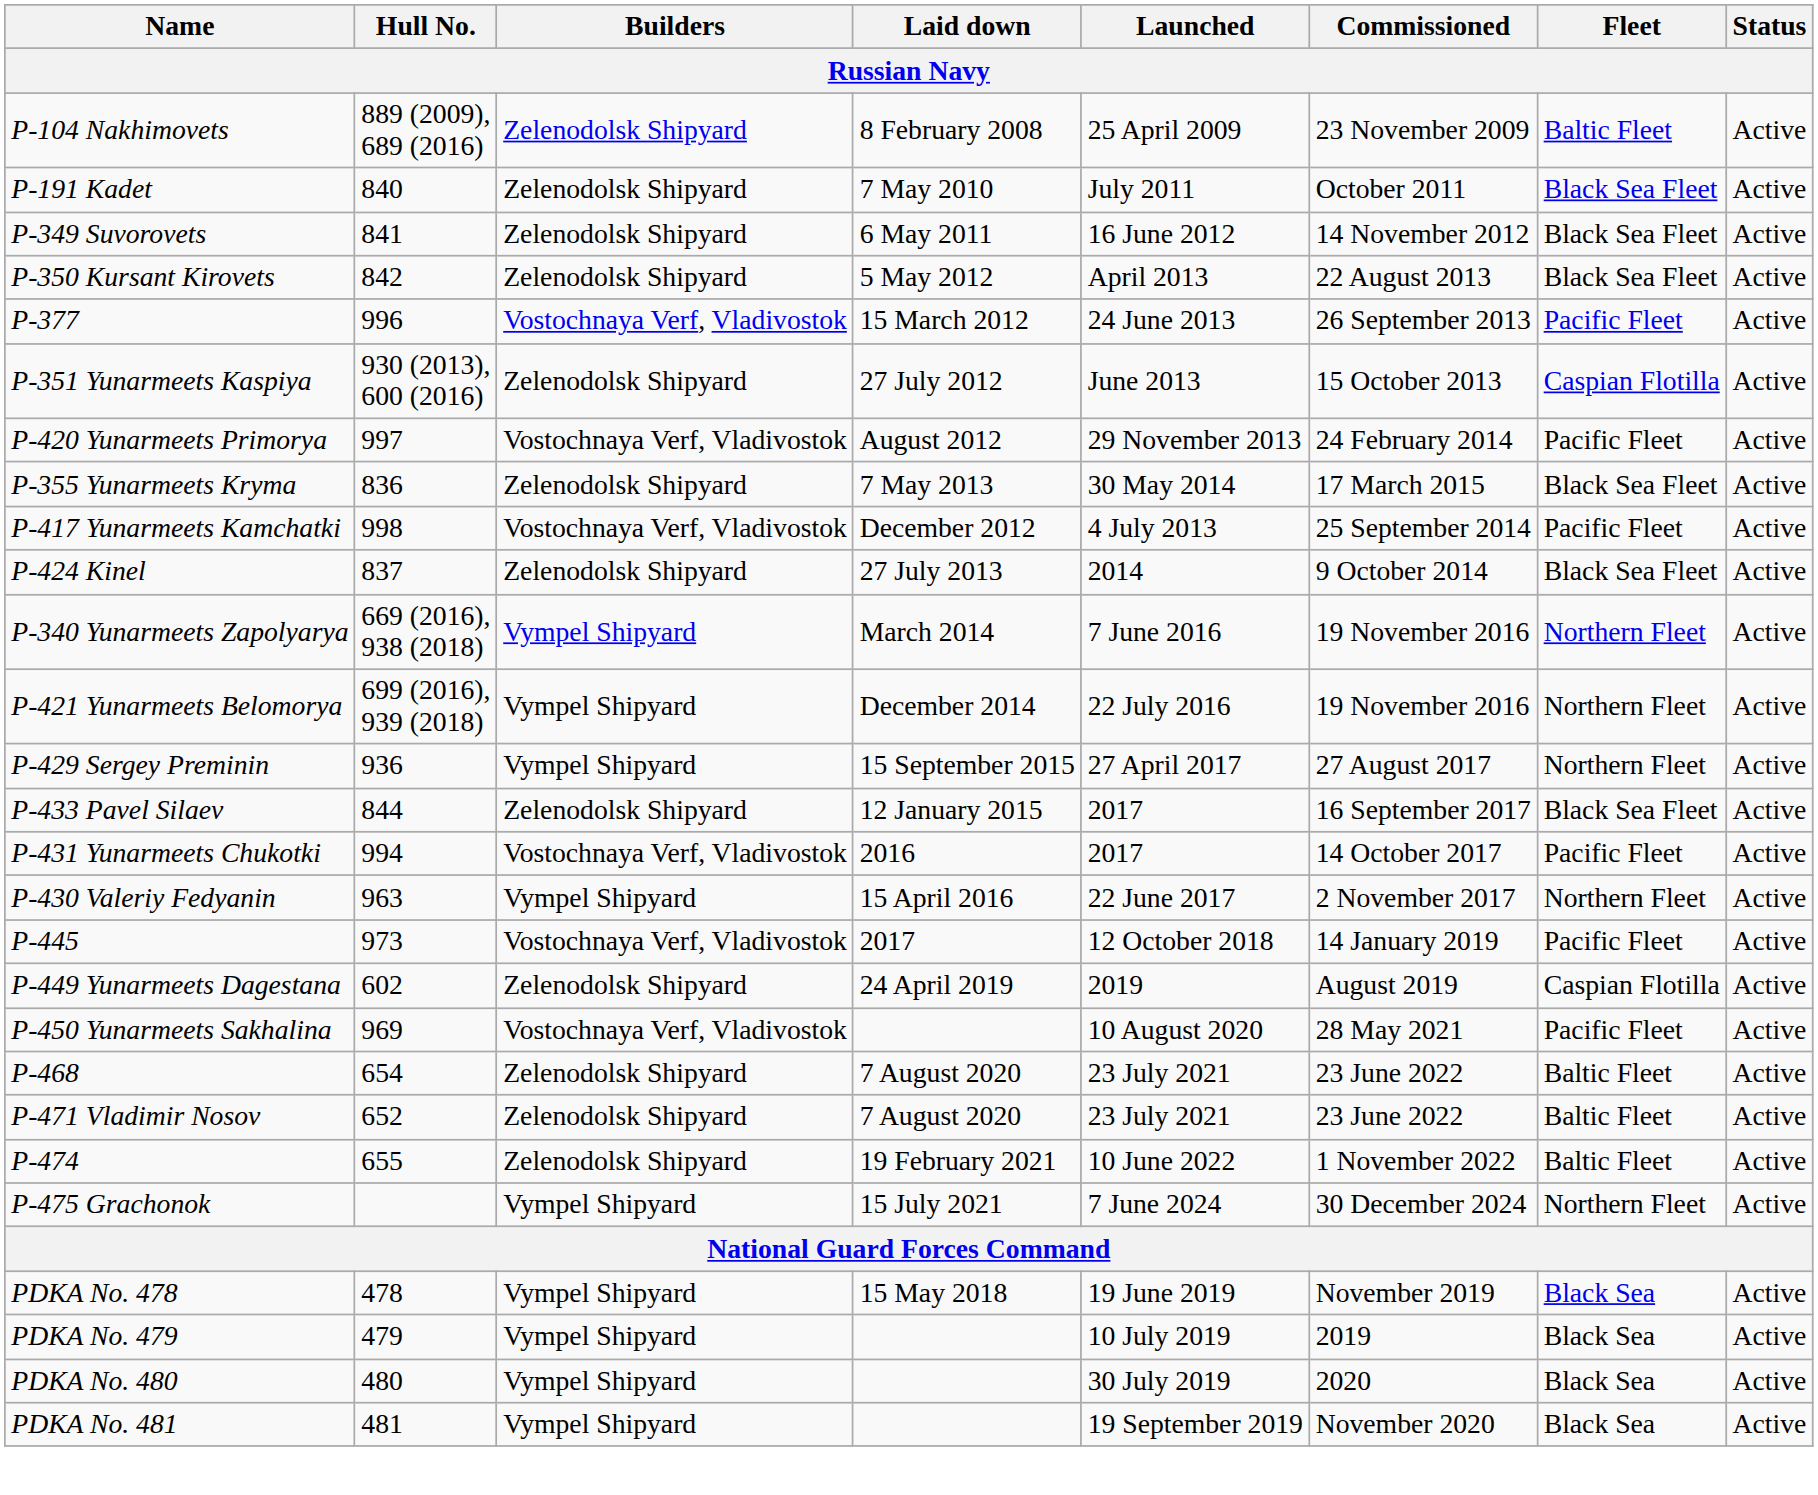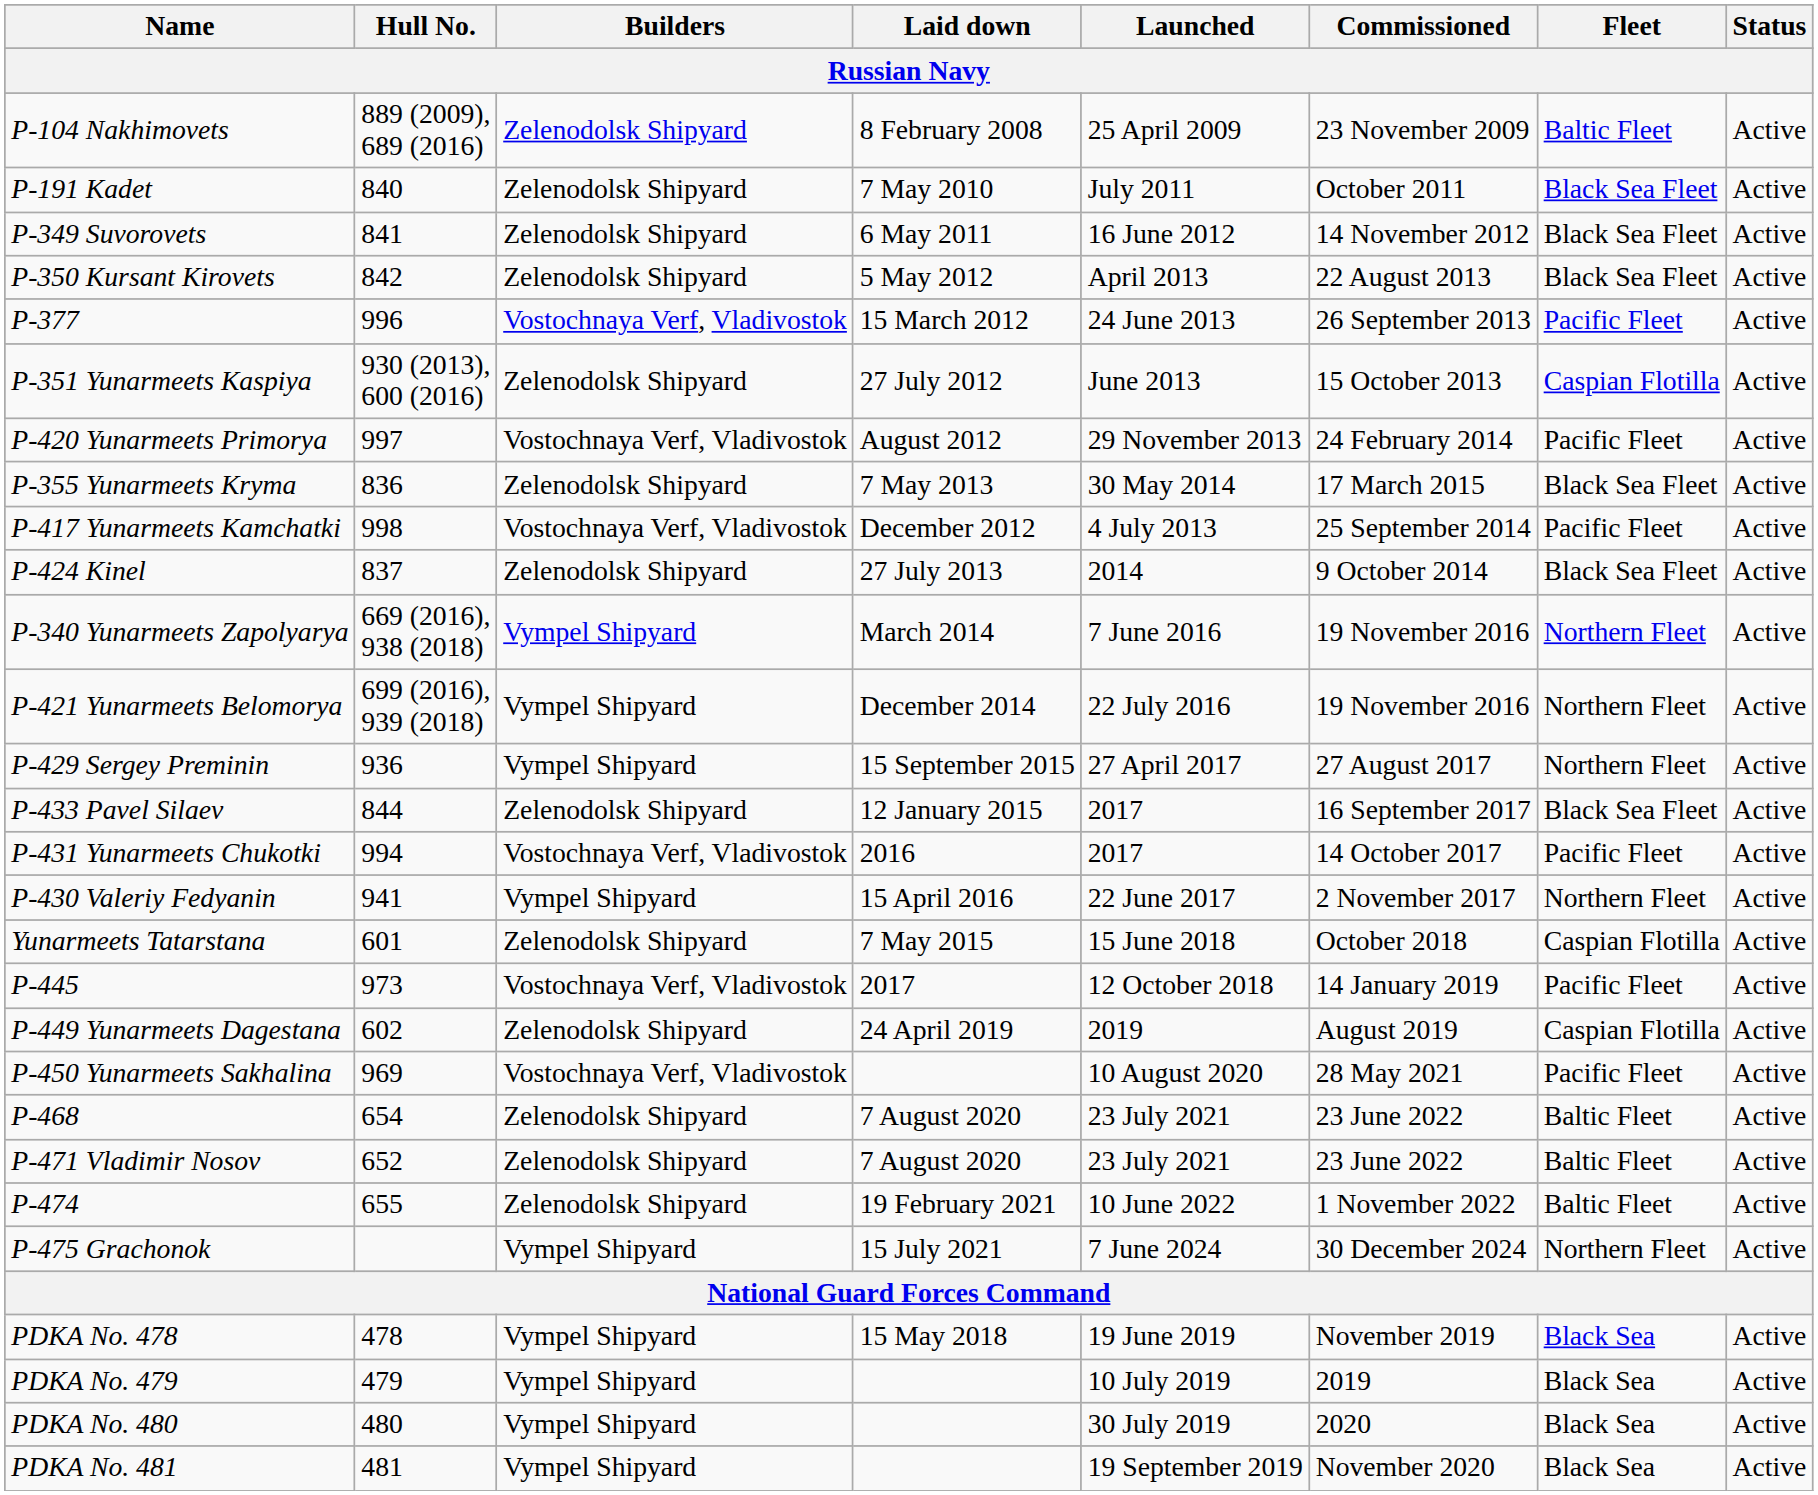(382, 897) 963 -> (382, 897) 941
+ row: (138, 941)
